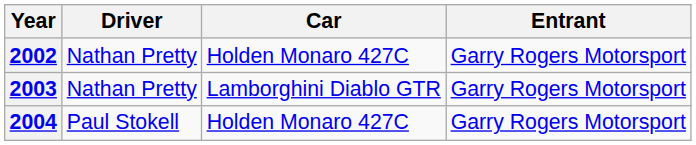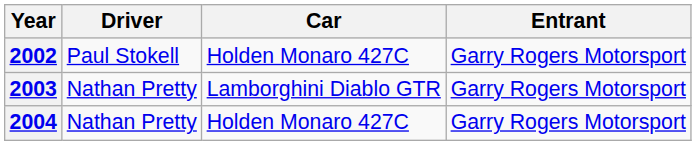(132, 55) Nathan Pretty -> (123, 55) Paul Stokell
(123, 122) Paul Stokell -> (132, 122) Nathan Pretty
